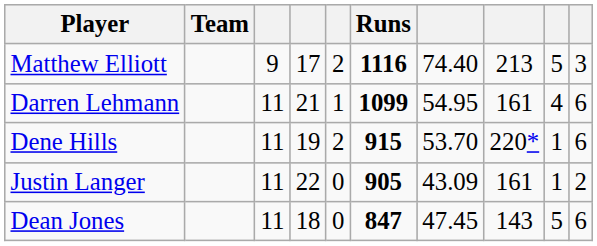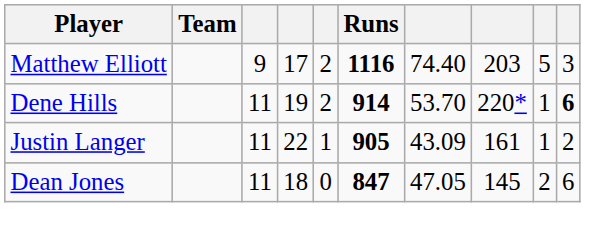(514, 63) 213 -> (502, 63) 203
- row: (95, 102)
(383, 142) 915 -> (371, 102) 914
(581, 142) normal -> (568, 102) bold
(338, 181) 0 -> (326, 142) 1
(450, 220) 47.45 -> (438, 181) 47.05
(514, 220) 143 -> (502, 181) 145
(557, 220) 5 -> (544, 181) 2
